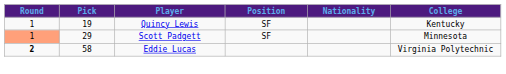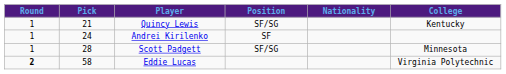(87, 24) 19 -> (87, 24) 21
(266, 24) SF -> (266, 24) SF/SG
+ row: (170, 37)
(32, 37) lightsalmon background -> (32, 50) no background
(87, 37) 29 -> (87, 50) 28
(266, 37) SF -> (266, 50) SF/SG
